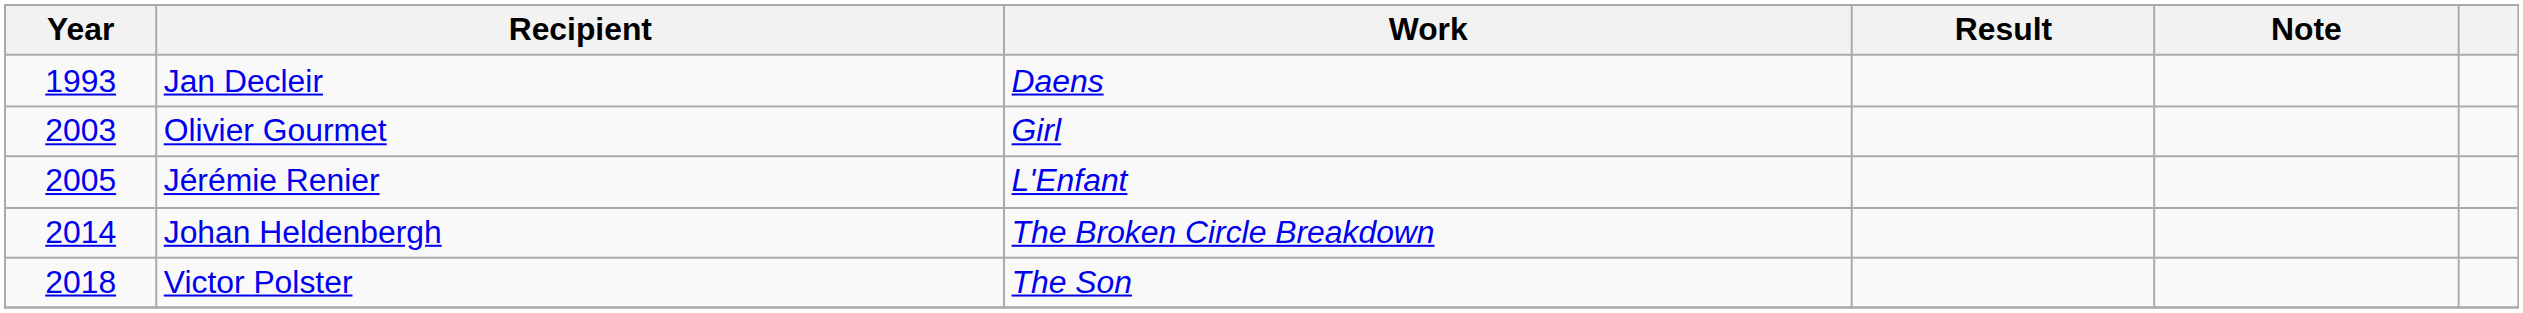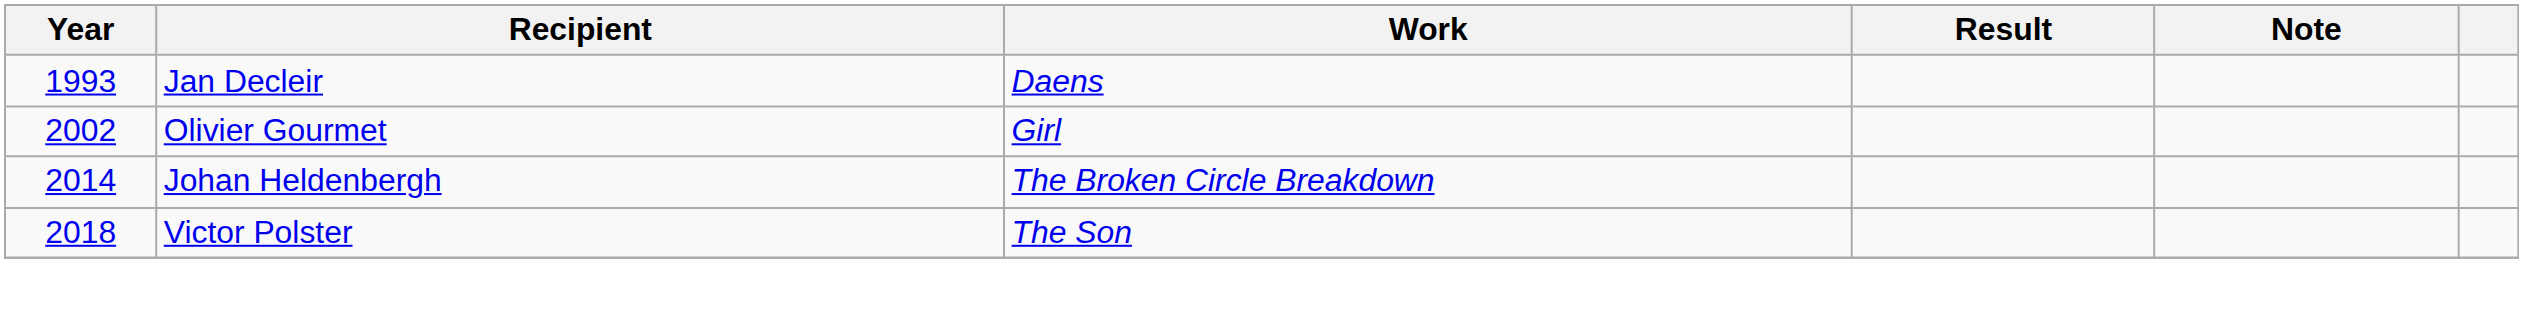(81, 130) 2003 -> (81, 130) 2002
- row: (272, 181)
